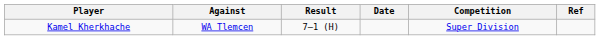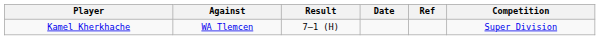columns swapped: (483, 12) <-> (576, 12)
